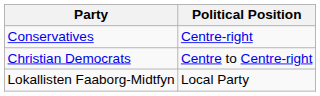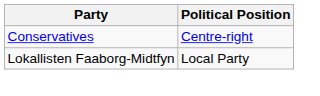- row: (69, 58)
